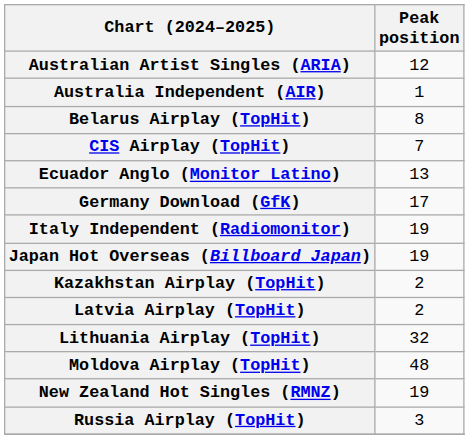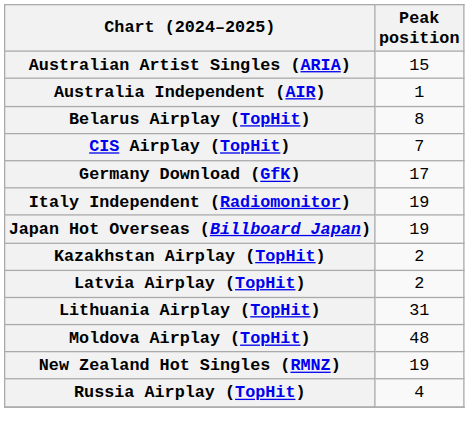(419, 65) 12 -> (419, 65) 15
- row: (190, 174)
(419, 338) 32 -> (419, 311) 31
(419, 420) 3 -> (419, 393) 4
